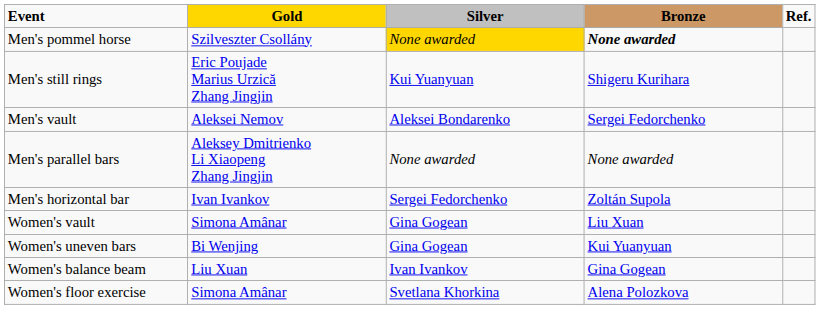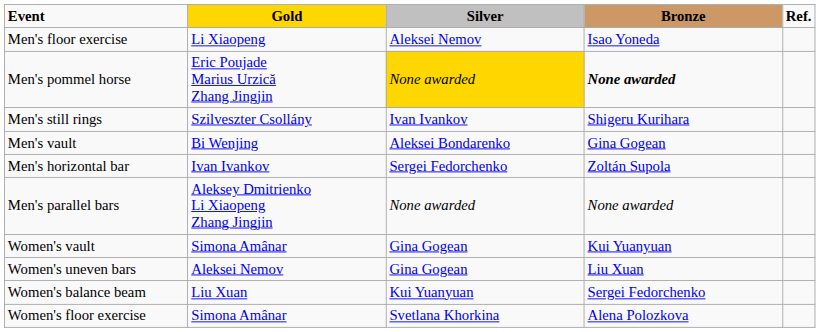+ row: (68, 39)
(252, 39) Szilveszter Csollány -> (234, 79) Eric Poujade Marius Urzică Zhang Jingjin
(234, 79) Eric Poujade Marius Urzică Zhang Jingjin -> (252, 119) Szilveszter Csollány
(431, 79) Kui Yuanyuan -> (428, 119) Ivan Ivankov
(237, 119) Aleksei Nemov -> (225, 142) Bi Wenjing
(647, 119) Sergei Fedorchenko -> (627, 142) Gina Gogean
rows swapped: (64, 159) <-> (68, 199)
(616, 222) Liu Xuan -> (630, 245) Kui Yuanyuan
(225, 245) Bi Wenjing -> (237, 269) Aleksei Nemov
(630, 245) Kui Yuanyuan -> (616, 269) Liu Xuan
(428, 269) Ivan Ivankov -> (431, 292) Kui Yuanyuan
(627, 269) Gina Gogean -> (647, 292) Sergei Fedorchenko
